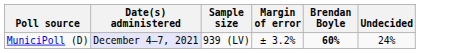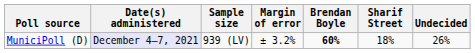+ column: (385, 18)
(387, 40) 24% -> (441, 40) 26%
